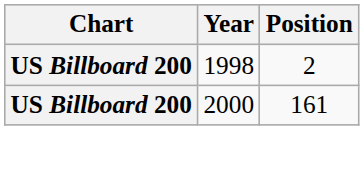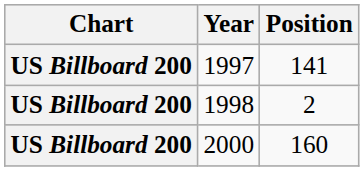+ row: (229, 64)
(309, 104) 161 -> (309, 144) 160
